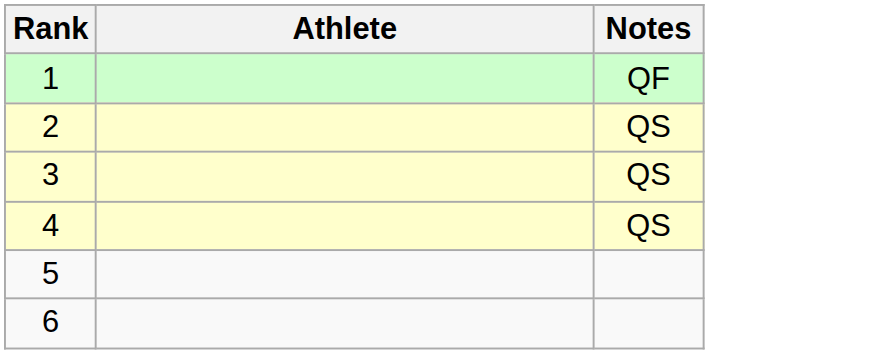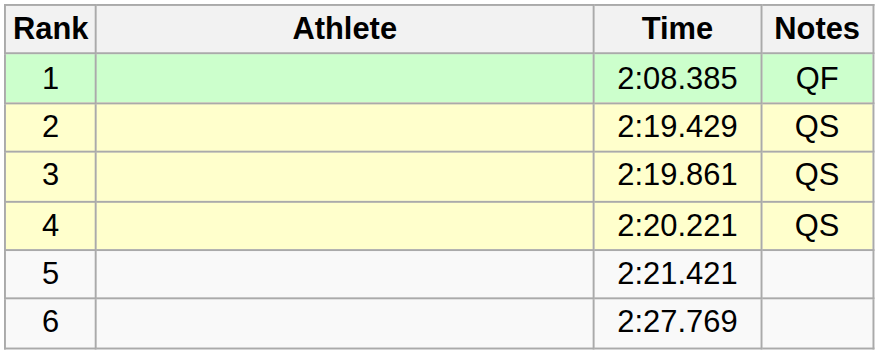+ column: (677, 28)
